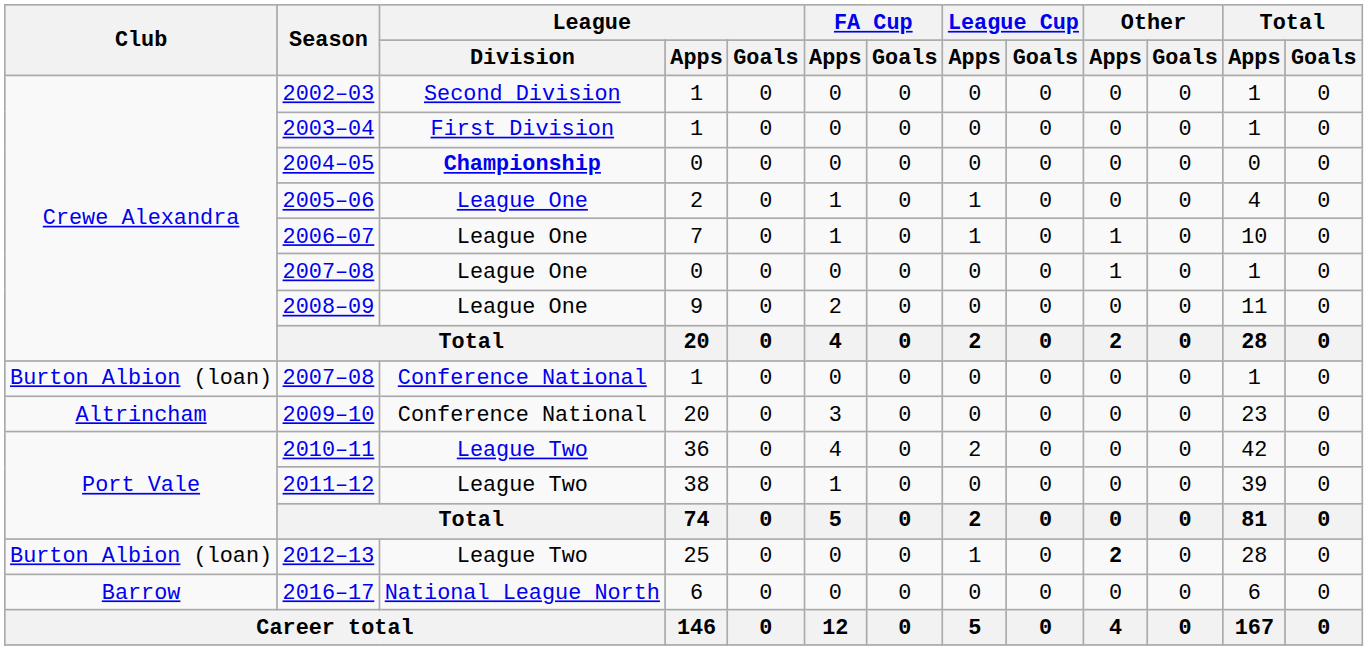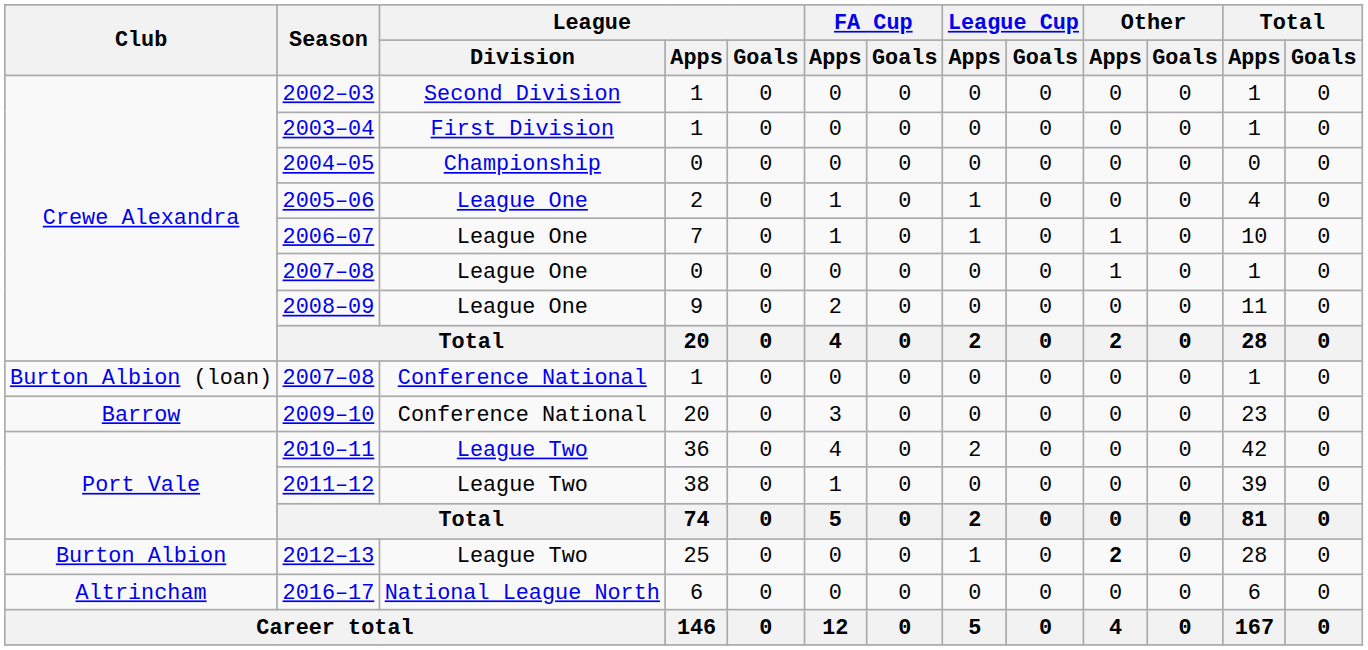(522, 165) bold -> (522, 165) normal
(141, 414) Altrincham -> (141, 414) Barrow
(141, 557) Burton Albion (loan) -> (141, 557) Burton Albion
(141, 592) Barrow -> (141, 592) Altrincham
